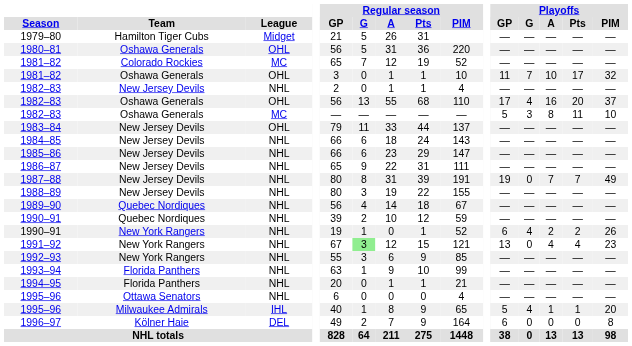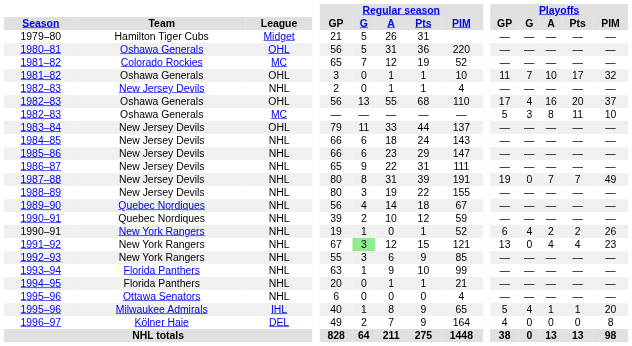(505, 322) 6 -> (505, 322) 4
